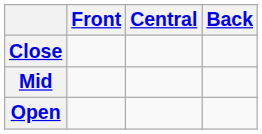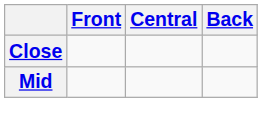- row: (36, 112)
